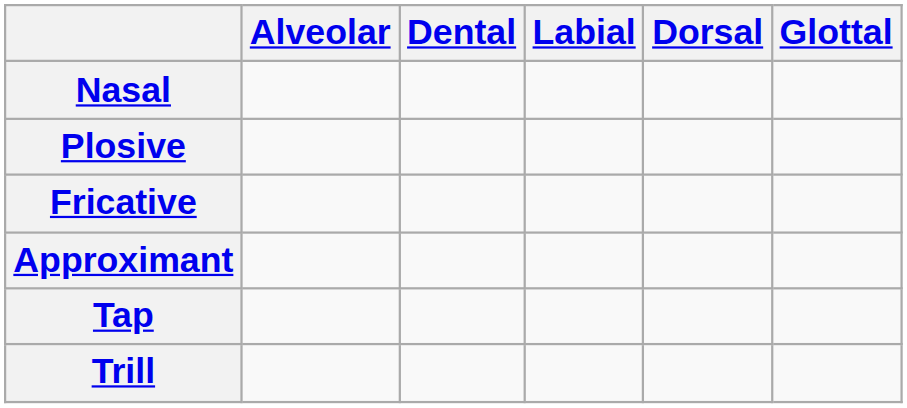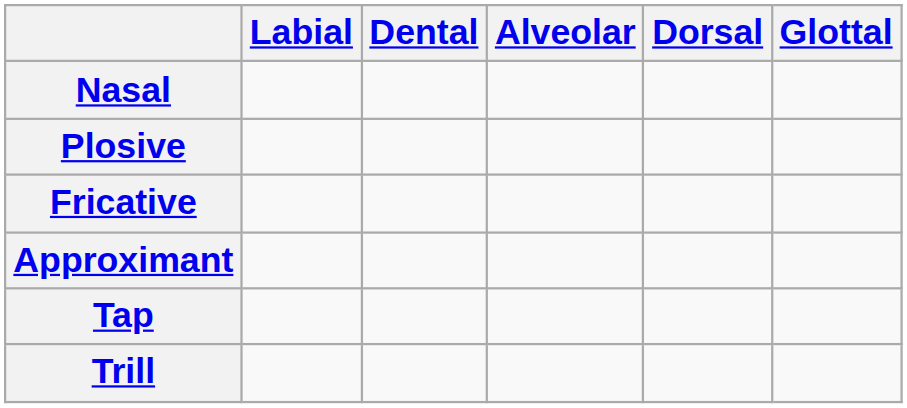columns swapped: (584, 32) <-> (320, 32)
